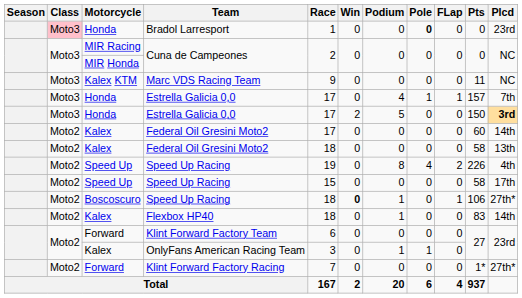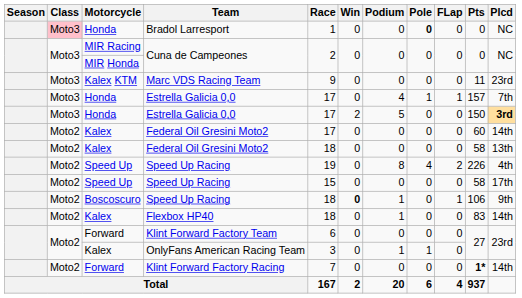(505, 30) 23rd -> (505, 30) NC
(508, 81) NC -> (502, 81) 23rd
(503, 200) 27th* -> (505, 200) 9th
(480, 268) normal -> (480, 268) bold
(503, 268) 27th* -> (502, 268) 14th
